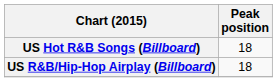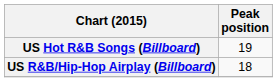(245, 47) 18 -> (245, 47) 19
